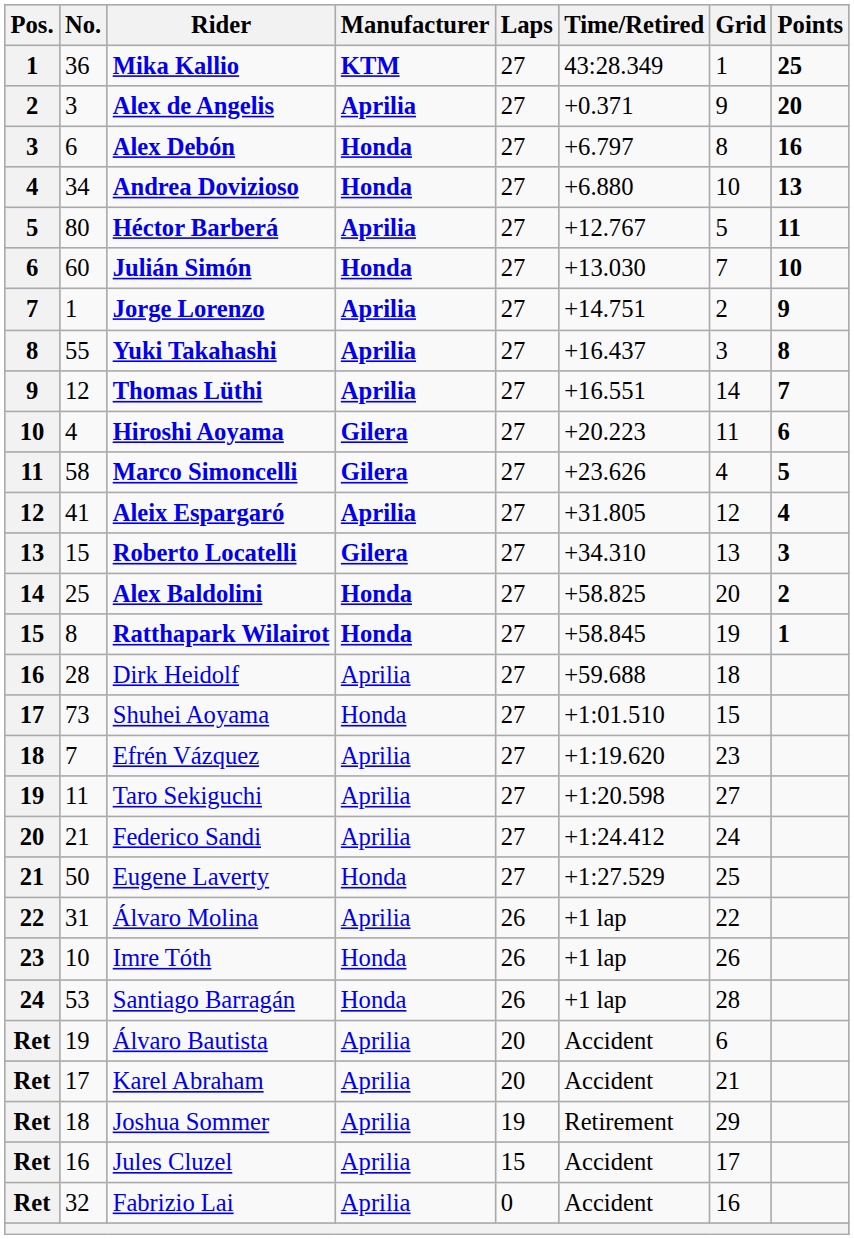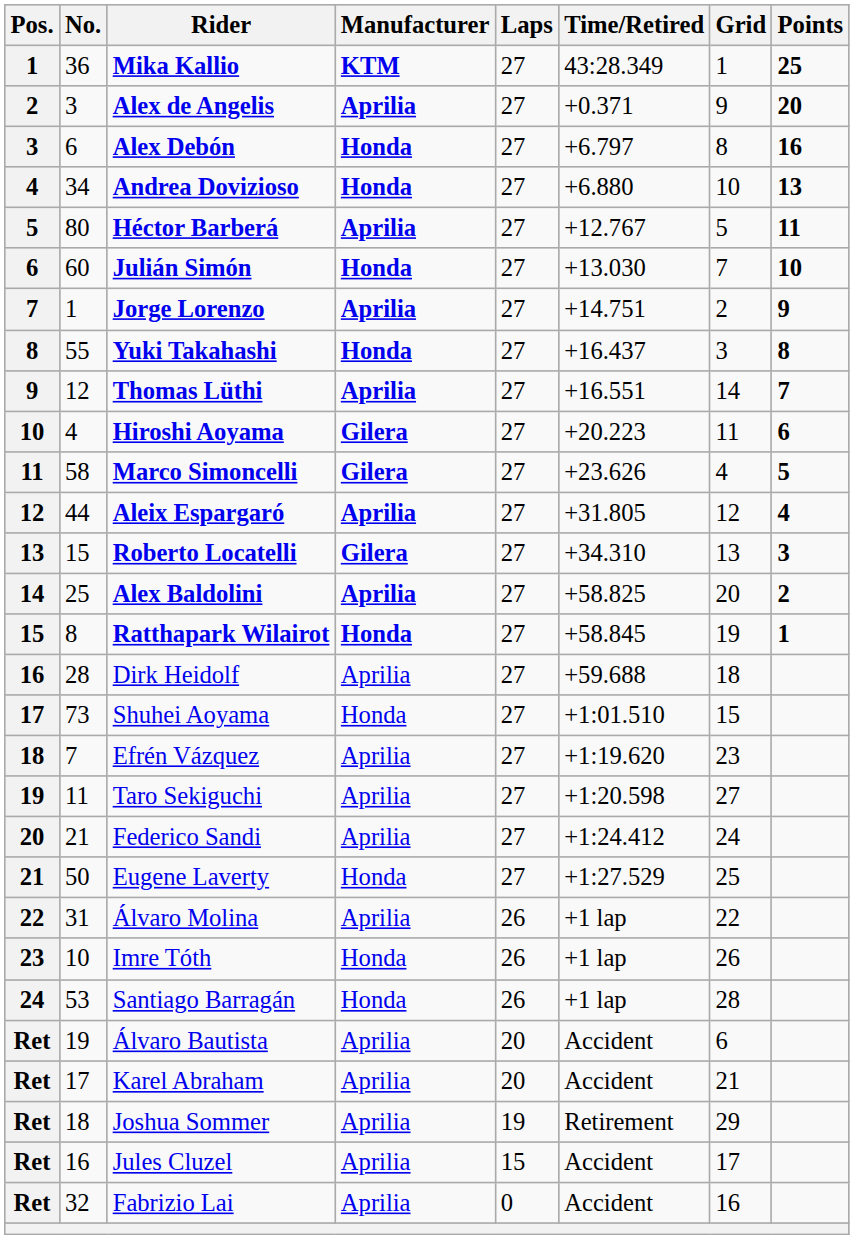(378, 349) Aprilia -> (376, 349) Honda
(77, 512) 41 -> (77, 512) 44
(376, 593) Honda -> (378, 593) Aprilia
